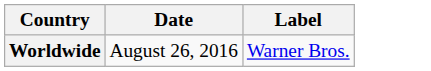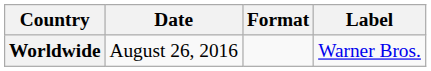+ column: (278, 19)
